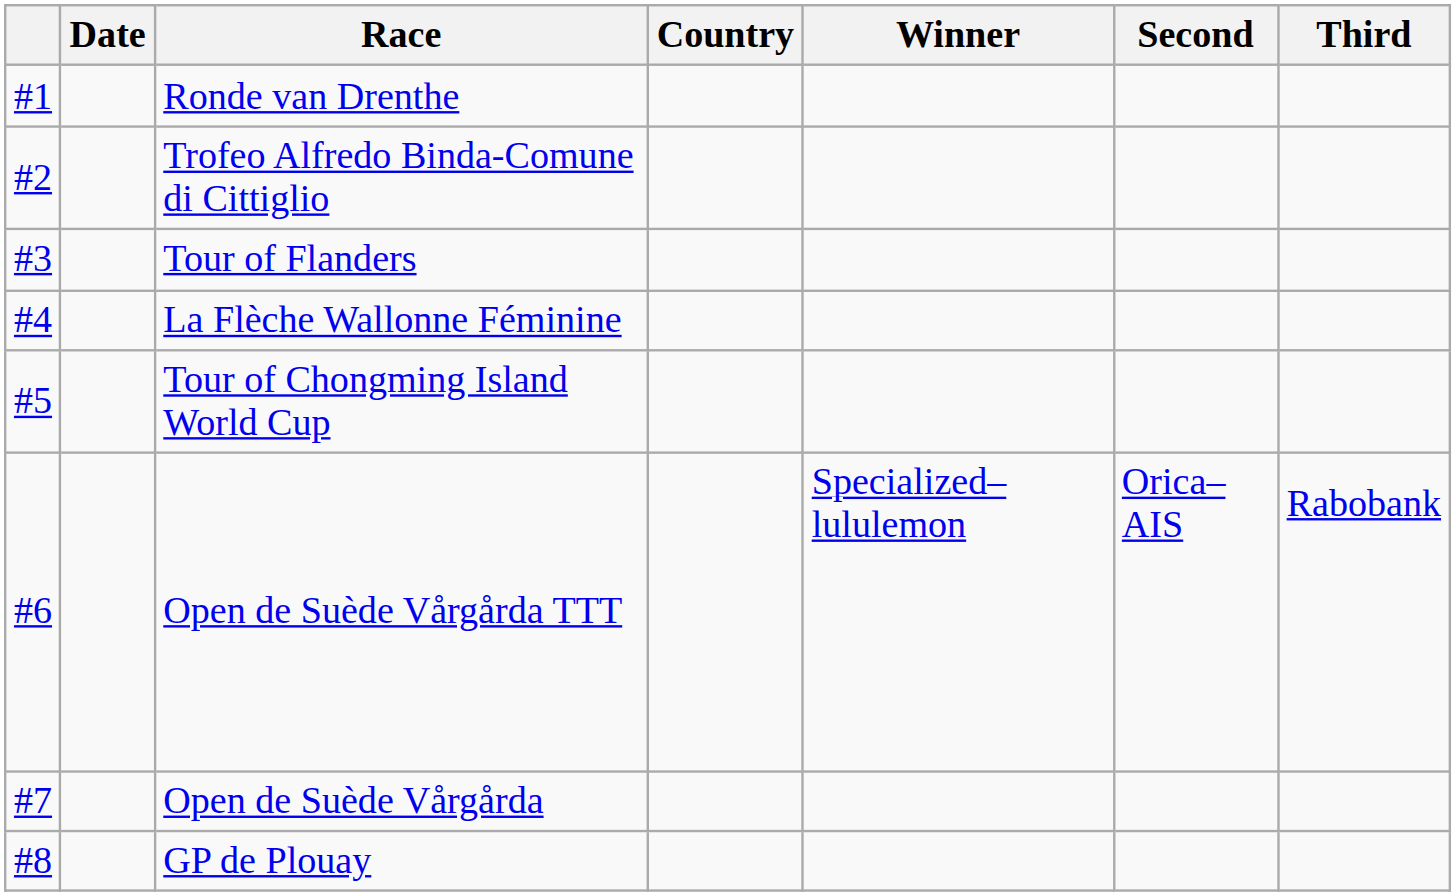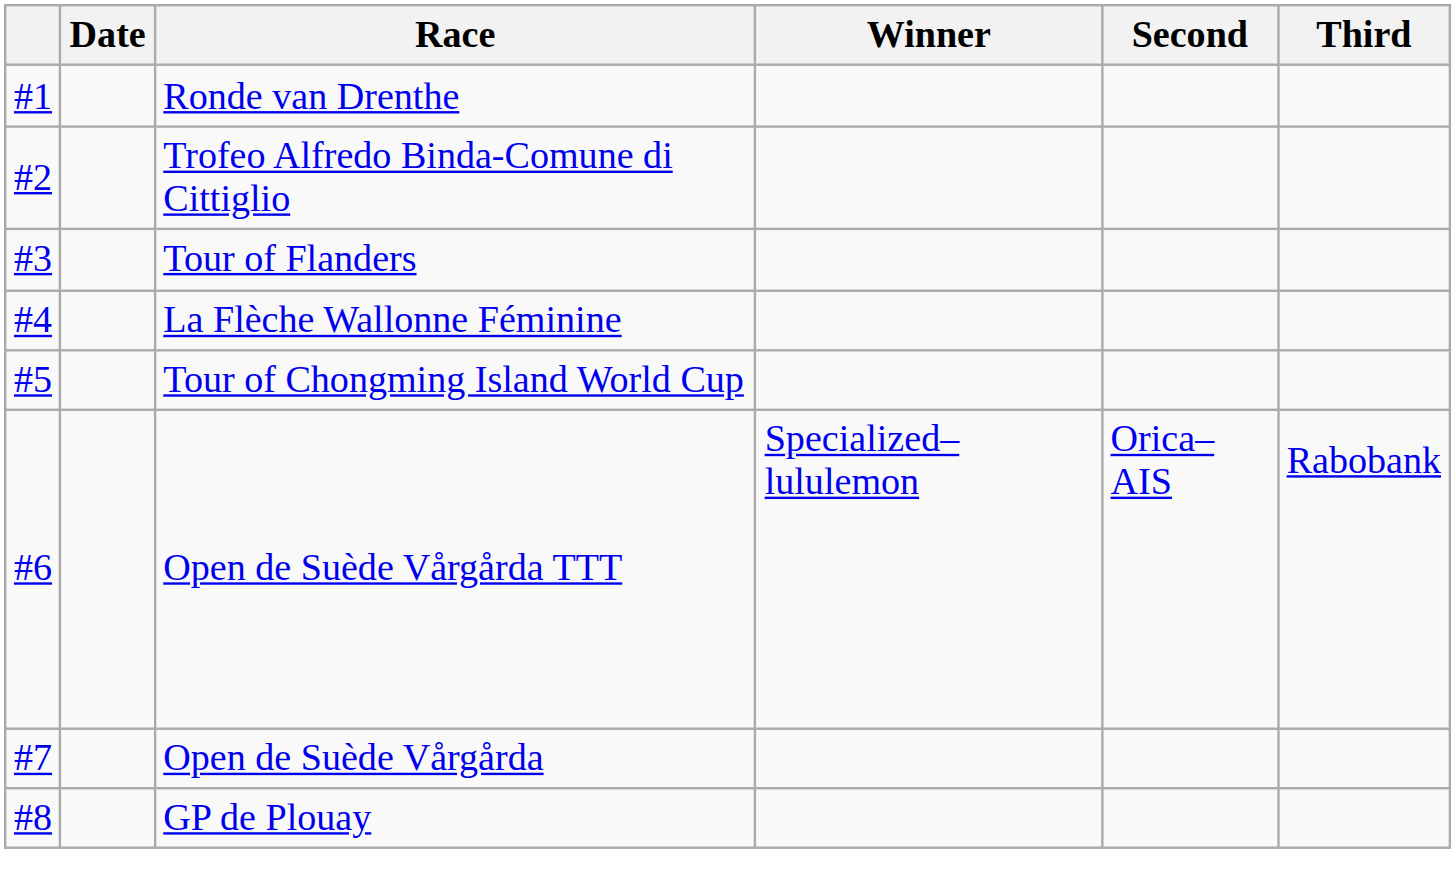- column: (725, 34)
